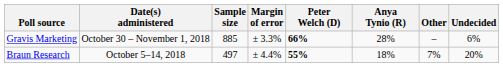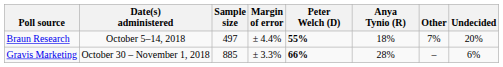rows swapped: (42, 39) <-> (38, 54)
